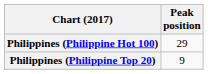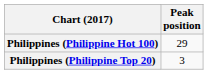(182, 60) 9 -> (182, 60) 3
